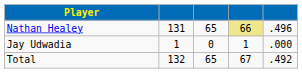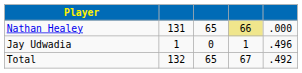(280, 28) .496 -> (280, 28) .000
(280, 44) .000 -> (280, 44) .496
